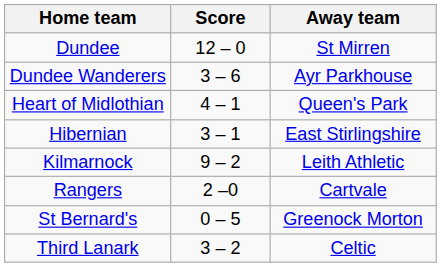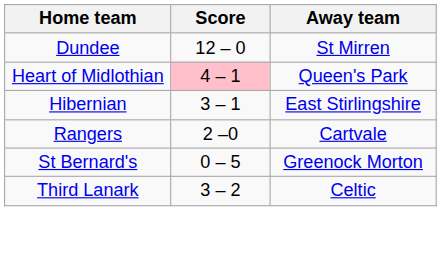- row: (88, 76)
(220, 104) no background -> (220, 76) pink background
- row: (88, 162)
